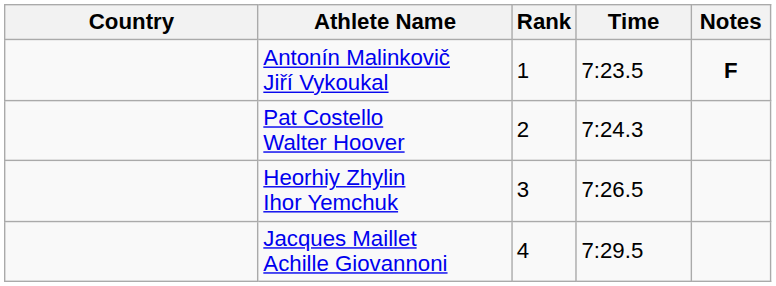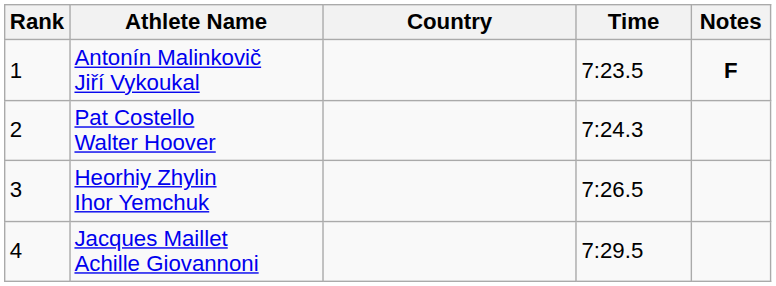columns swapped: (544, 22) <-> (131, 22)
